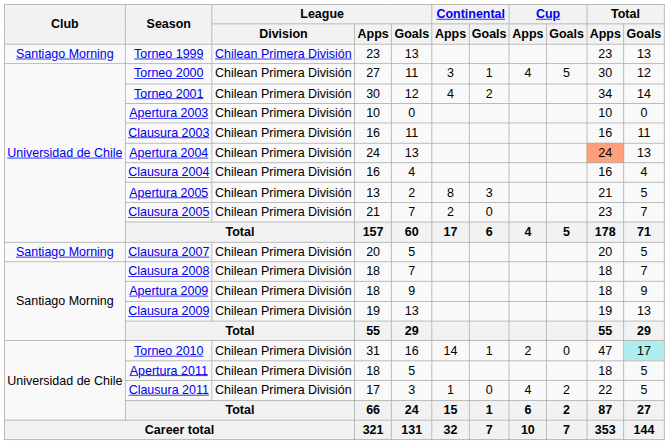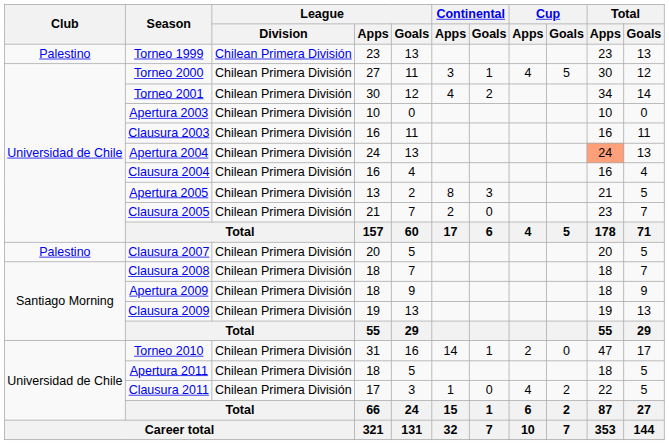(65, 53) Santiago Morning -> (65, 53) Palestino
(65, 251) Santiago Morning -> (65, 251) Palestino
(644, 350) paleturquoise background -> (644, 350) no background
